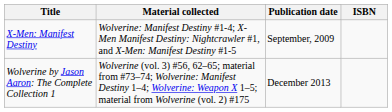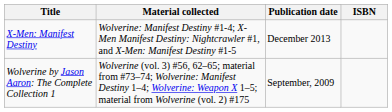(301, 39) September, 2009 -> (299, 39) December 2013
(299, 82) December 2013 -> (301, 82) September, 2009
